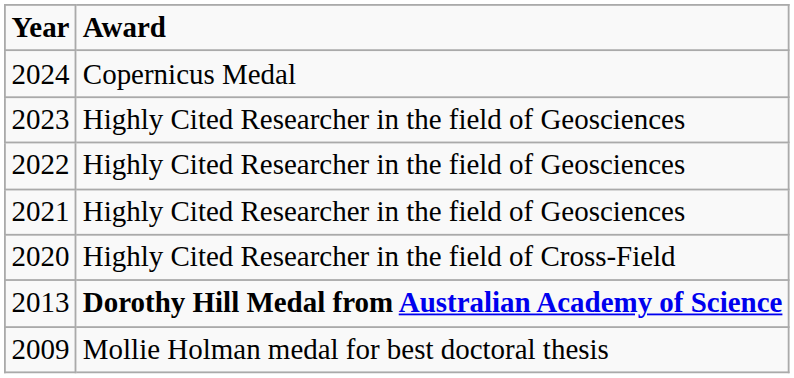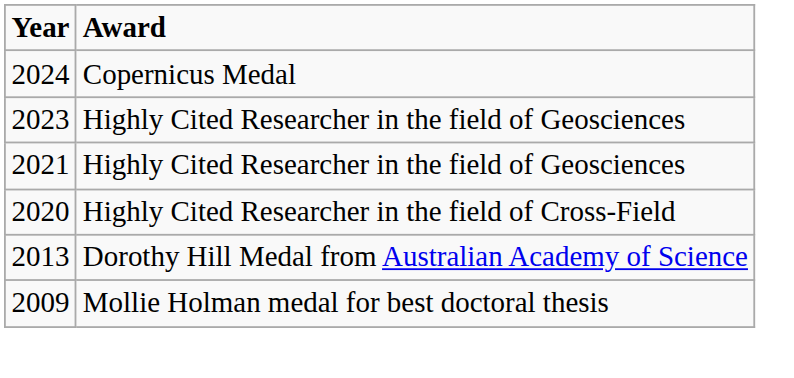- row: (41, 165)
(433, 303) bold -> (415, 257) normal
